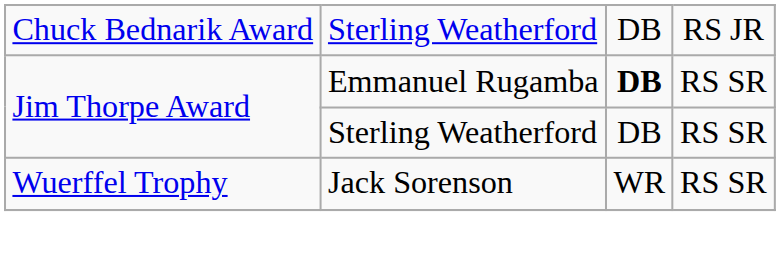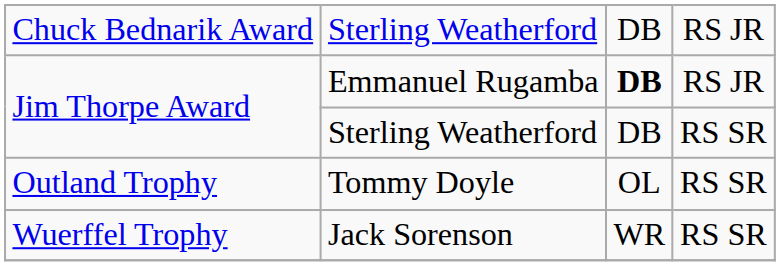(723, 81) RS SR -> (723, 81) RS JR
+ row: (115, 183)
